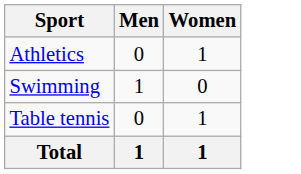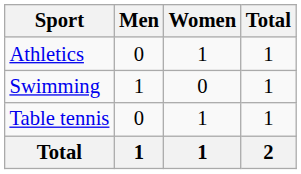+ column: (268, 20)
